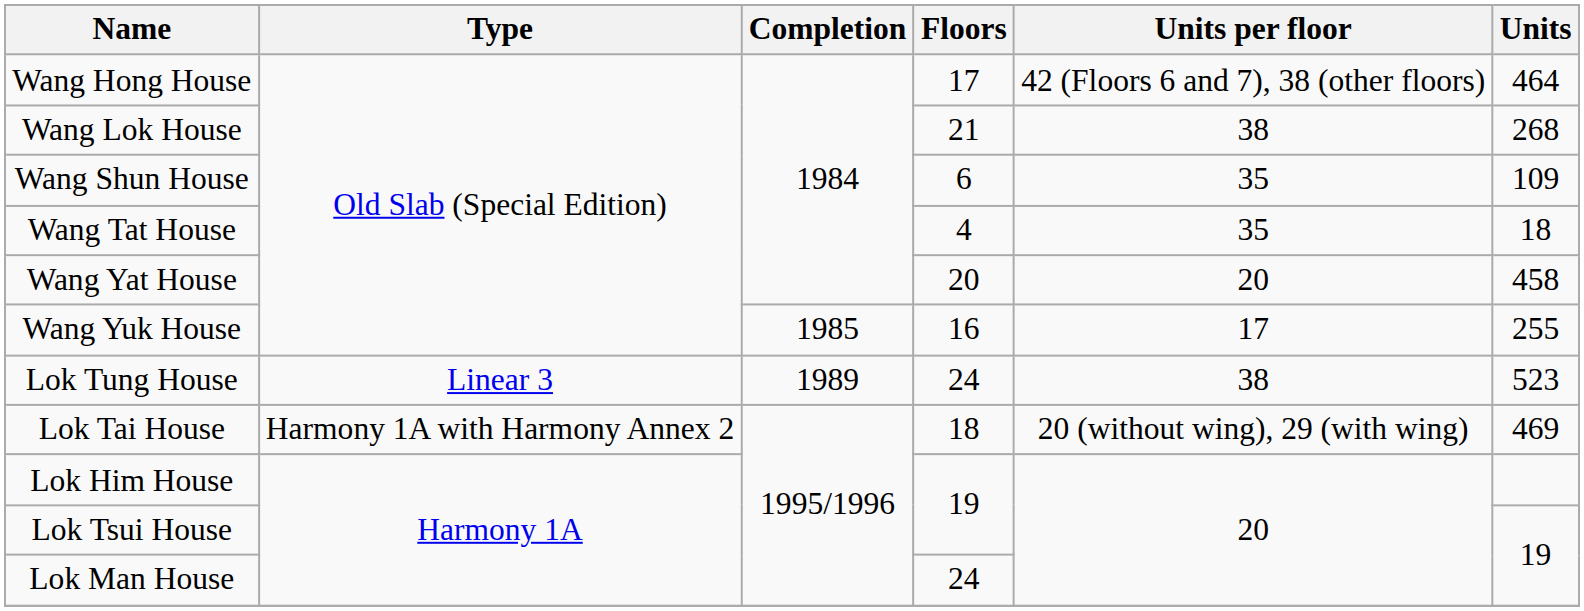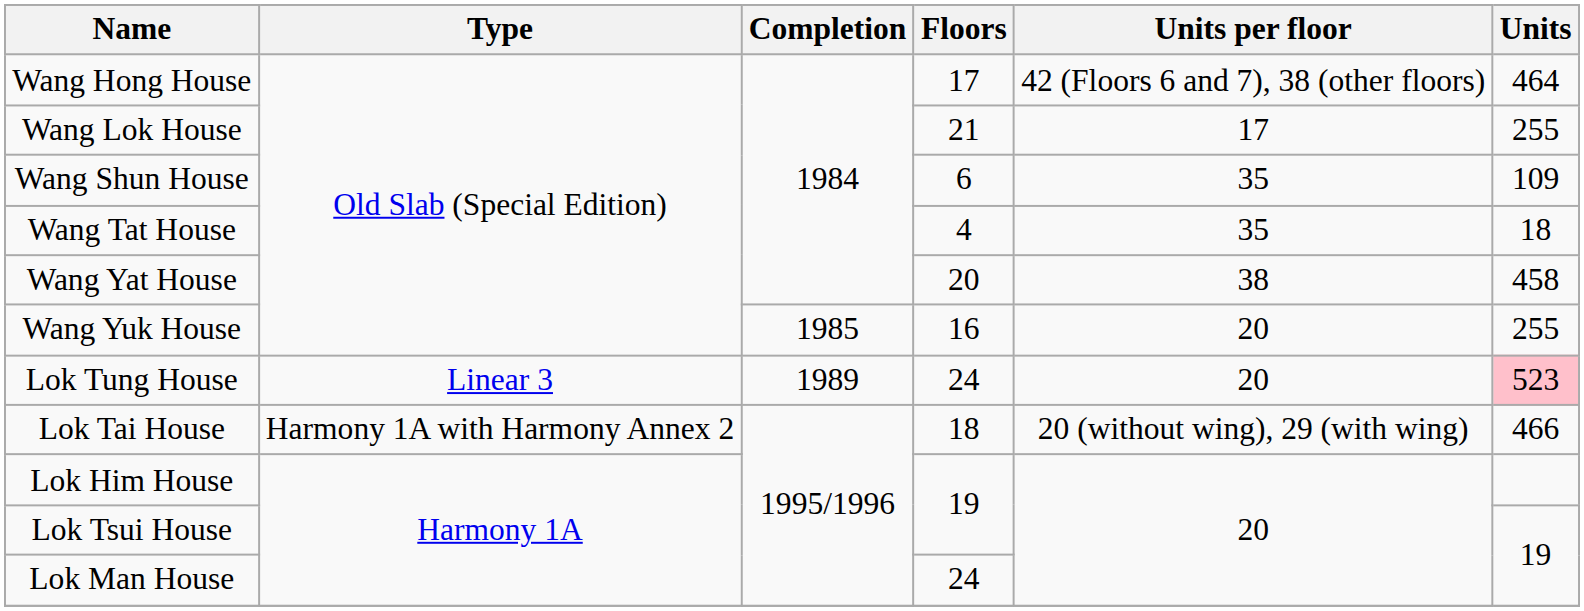(1253, 129) 38 -> (1253, 129) 17
(1536, 129) 268 -> (1536, 129) 255
(1253, 279) 20 -> (1253, 279) 38
(1253, 329) 17 -> (1253, 329) 20
(1253, 379) 38 -> (1253, 379) 20
(1536, 379) no background -> (1536, 379) pink background
(1536, 429) 469 -> (1536, 429) 466
